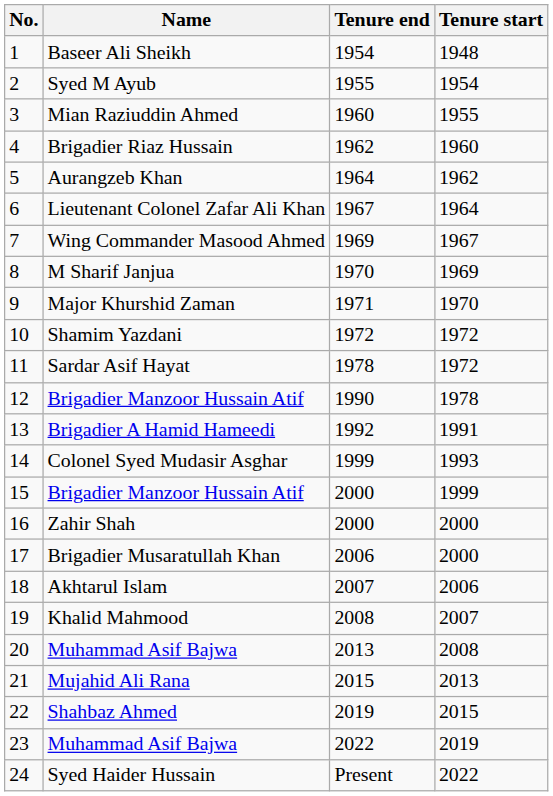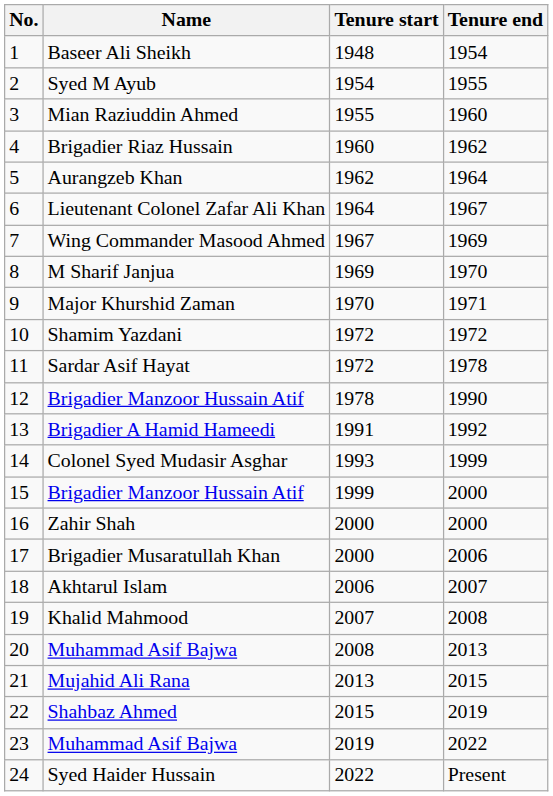columns swapped: (491, 20) <-> (382, 20)
